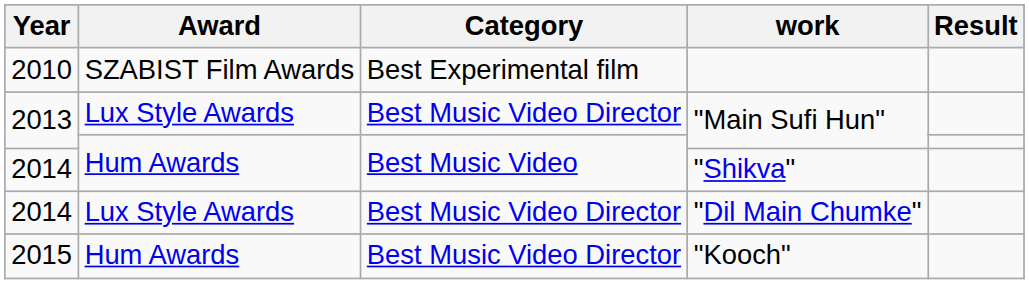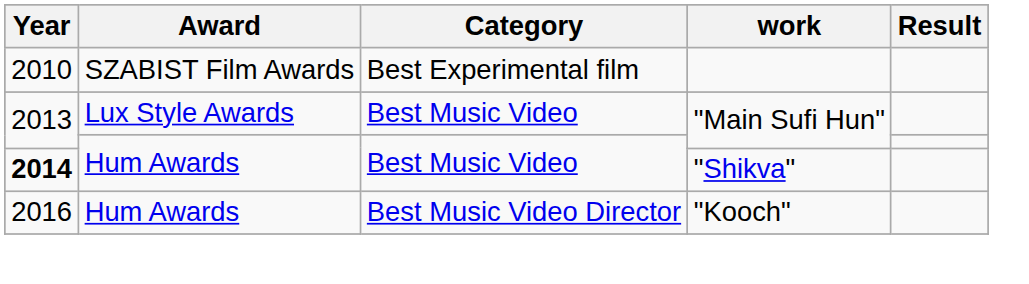(524, 112) Best Music Video Director -> (472, 112) Best Music Video
(42, 168) normal -> (42, 168) bold
- row: (189, 212)
(42, 255) 2015 -> (42, 212) 2016
